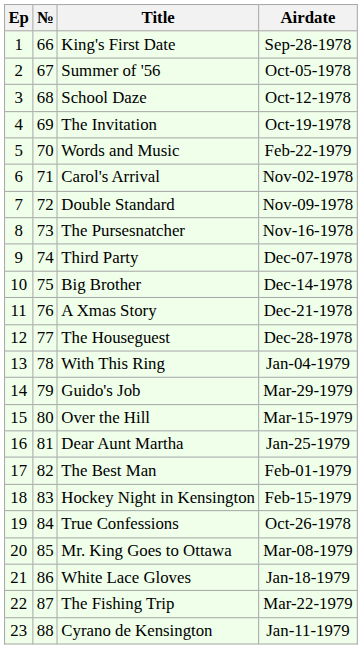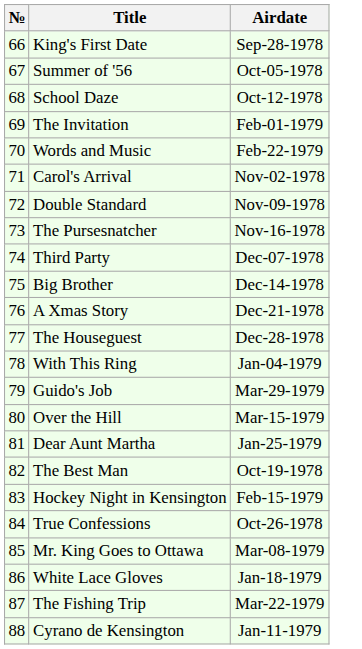- column: (19, 17)
(308, 124) Oct-19-1978 -> (280, 124) Feb-01-1979
(308, 470) Feb-01-1979 -> (280, 470) Oct-19-1978
